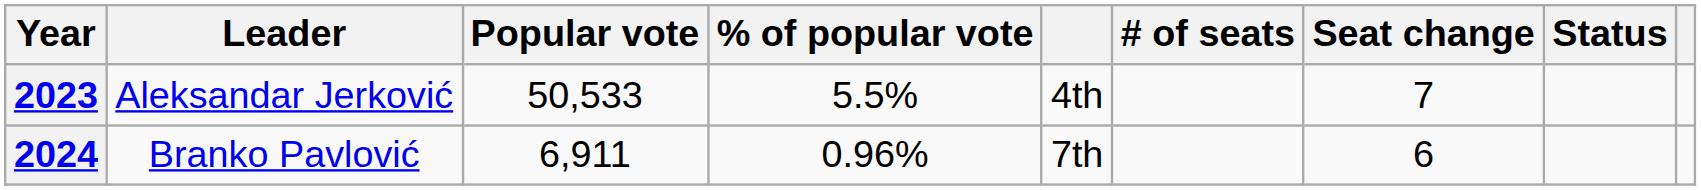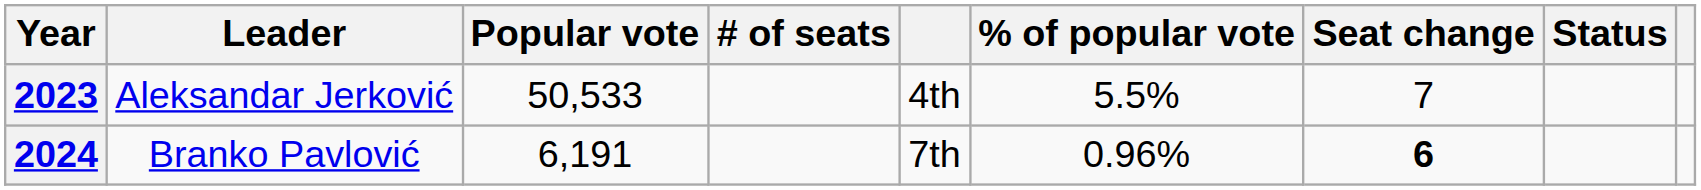columns swapped: (875, 34) <-> (1208, 34)
(585, 154) 6,911 -> (585, 154) 6,191
(1424, 154) normal -> (1424, 154) bold
